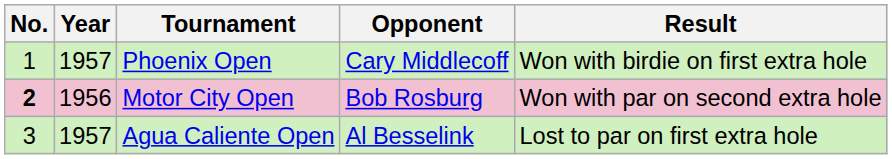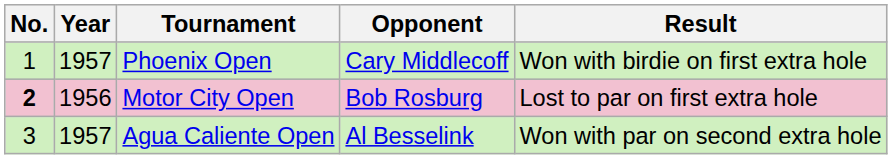(701, 98) Won with par on second extra hole -> (669, 98) Lost to par on first extra hole
(669, 136) Lost to par on first extra hole -> (701, 136) Won with par on second extra hole
